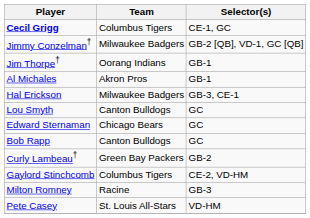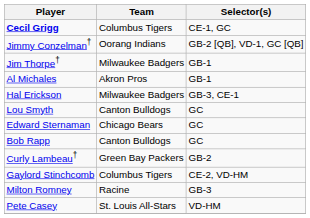(142, 44) Milwaukee Badgers -> (132, 44) Oorang Indians
(132, 62) Oorang Indians -> (142, 62) Milwaukee Badgers
